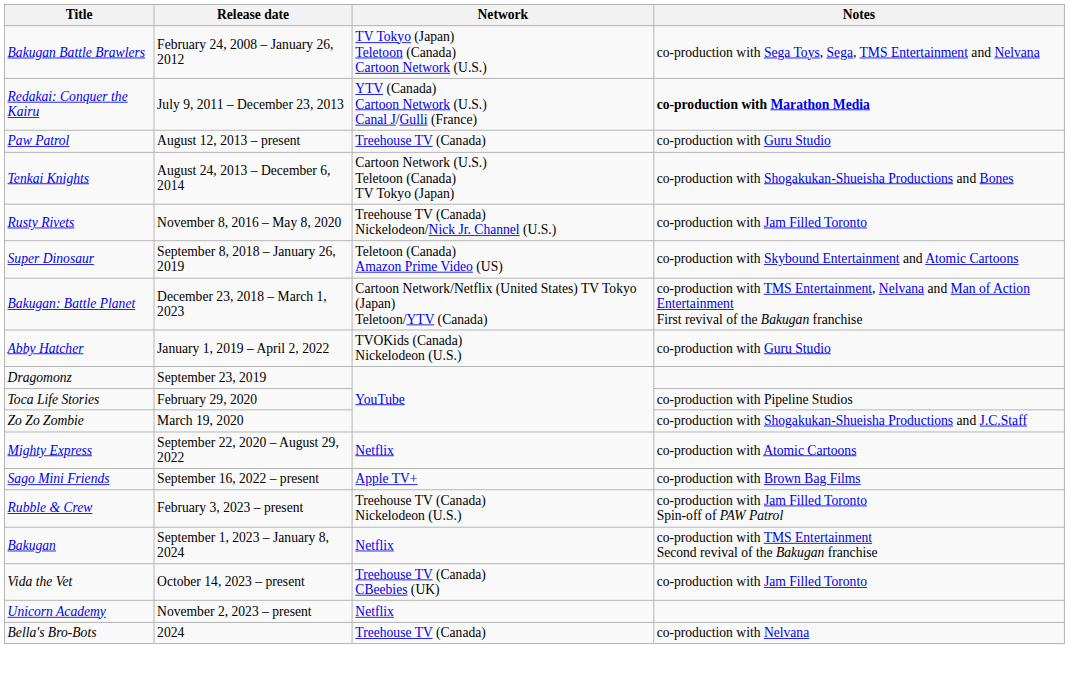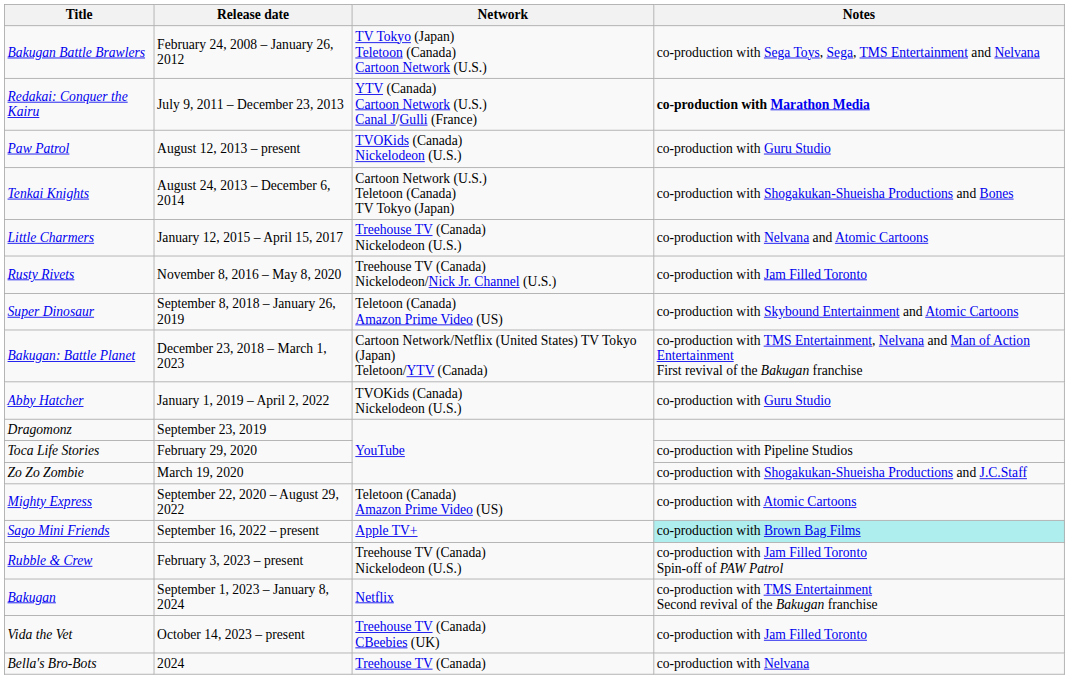(421, 141) Treehouse TV (Canada) -> (409, 148) TVOKids (Canada) Nickelodeon (U.S.)
+ row: (51, 237)
(375, 450) Netflix -> (429, 502) Teletoon (Canada) Amazon Prime Video (US)
(759, 479) no background -> (759, 531) paleturquoise background
- row: (57, 611)
